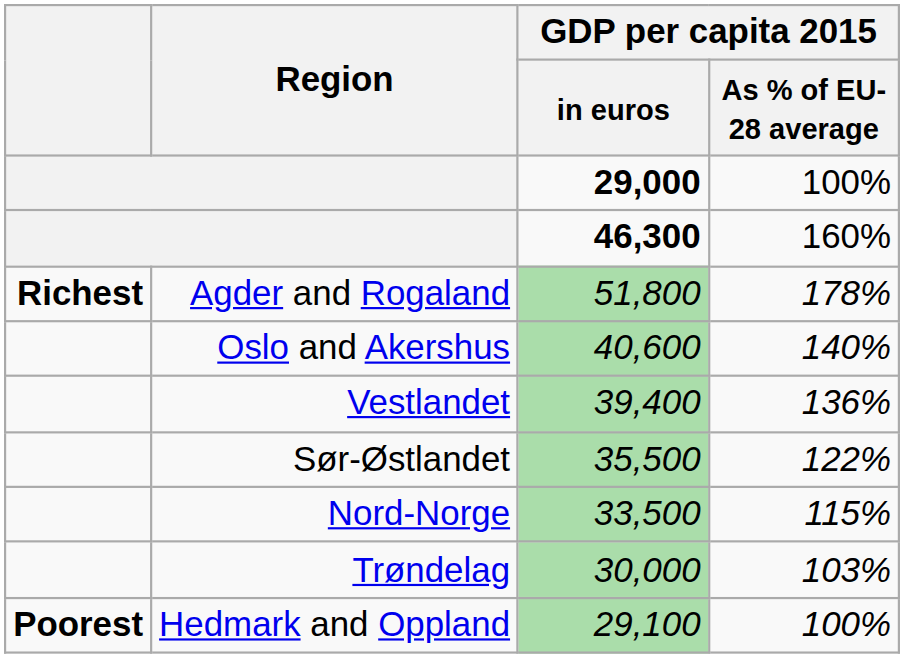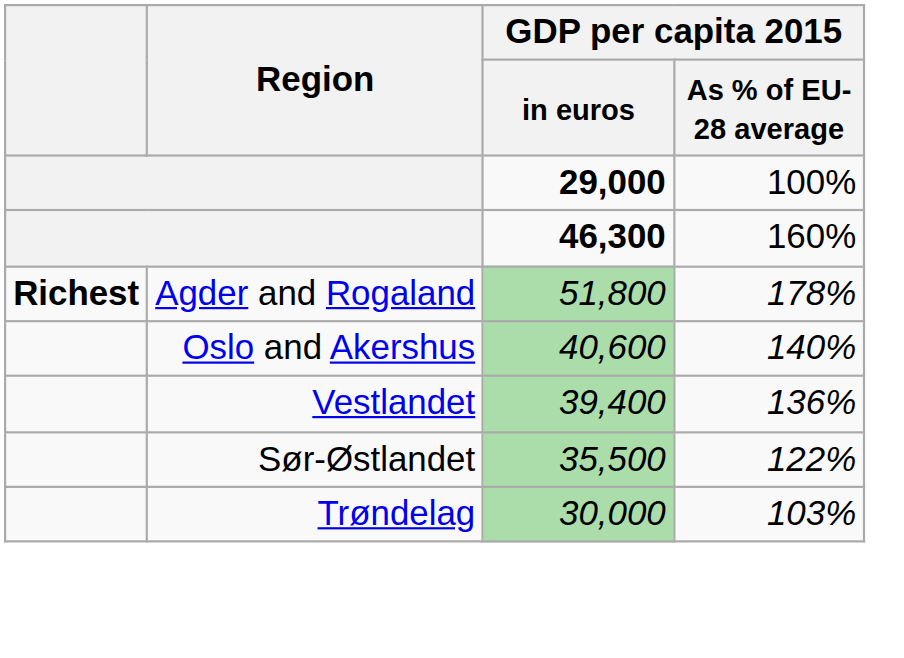- row: (647, 513)
- row: (647, 624)
